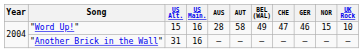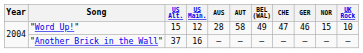(197, 28) 16 -> (197, 28) 12
(176, 41) 31 -> (176, 41) 37
